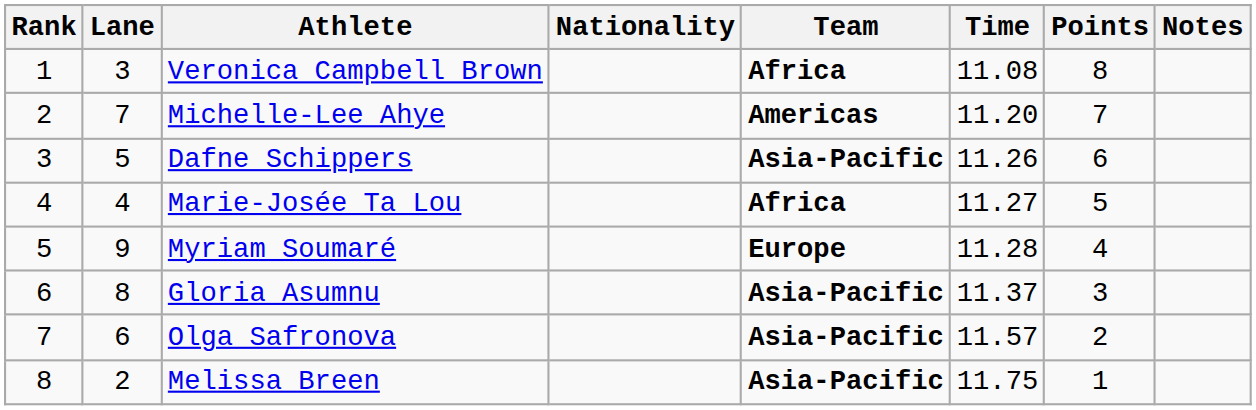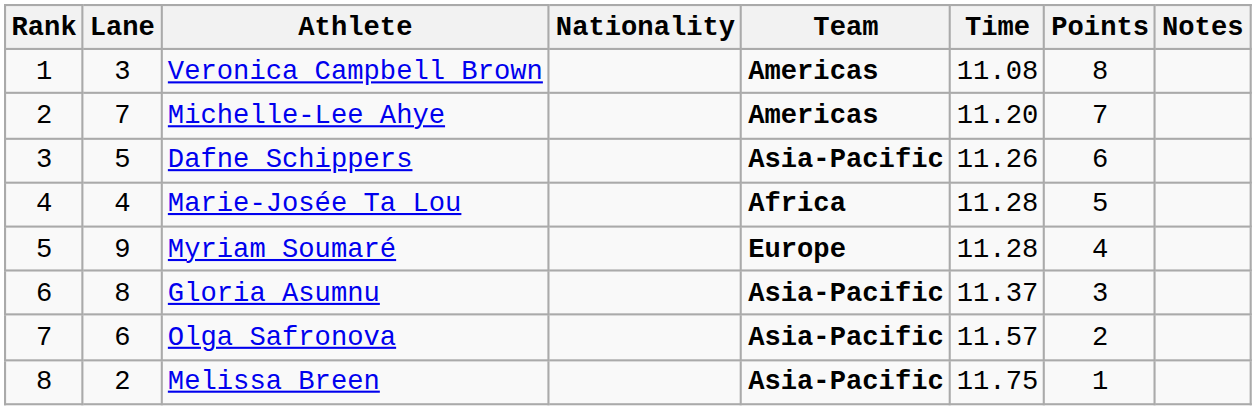(797, 71) Africa -> (813, 71) Americas
(998, 204) 11.27 -> (998, 204) 11.28
